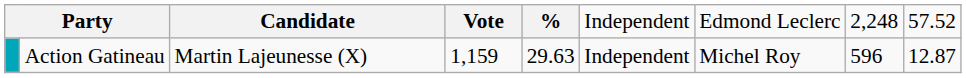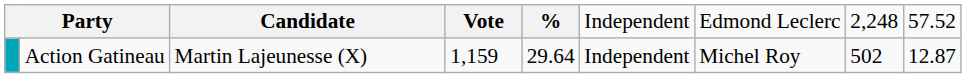(551, 55) 29.63 -> (551, 55) 29.64
(866, 55) 596 -> (866, 55) 502
